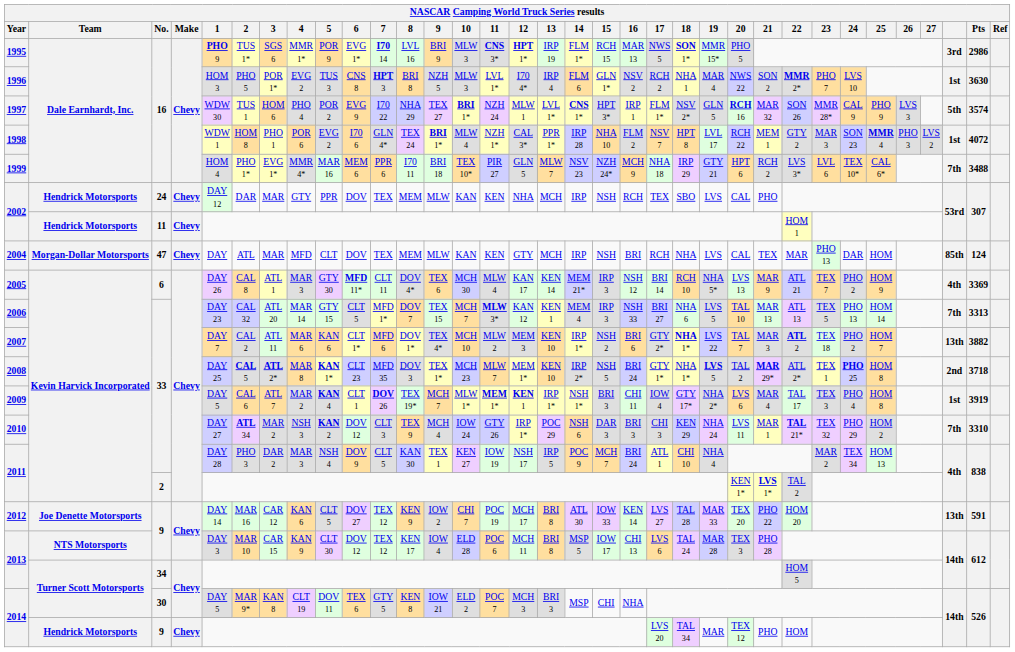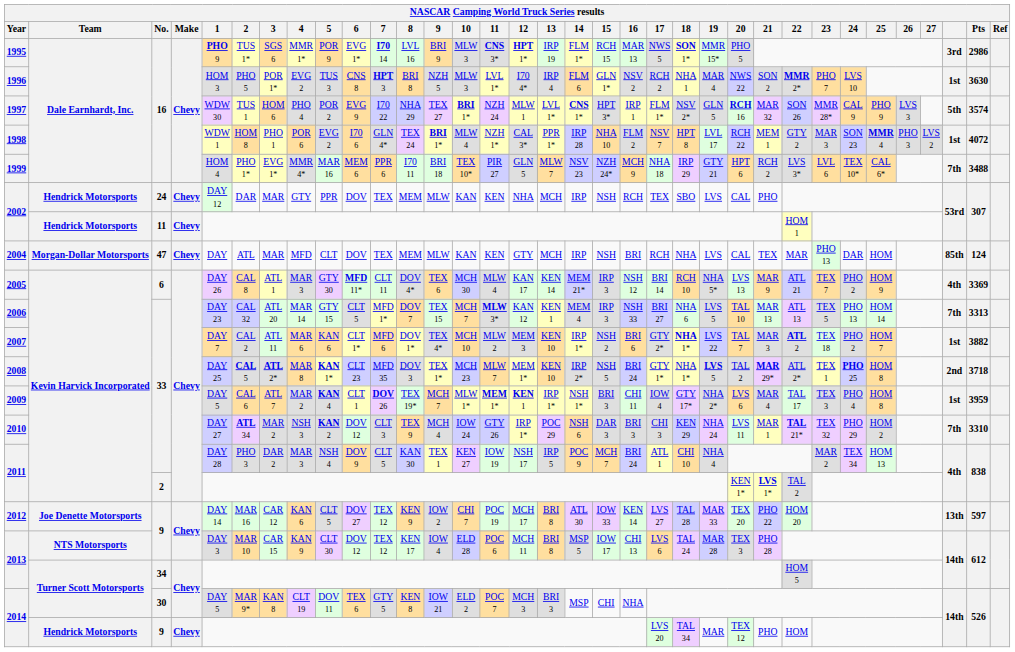(954, 342) 13th -> (954, 342) 1st
(978, 400) 3919 -> (978, 400) 3959
(978, 516) 591 -> (978, 516) 597
